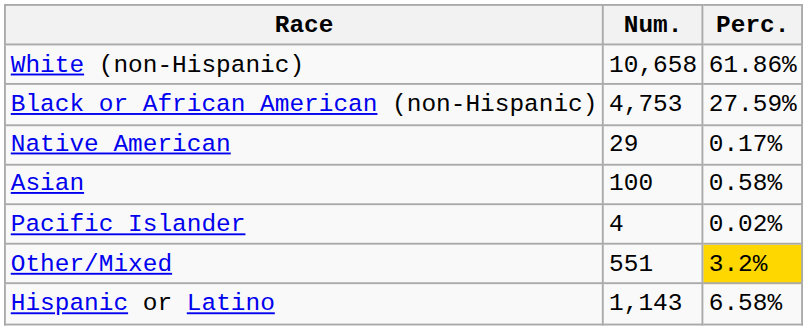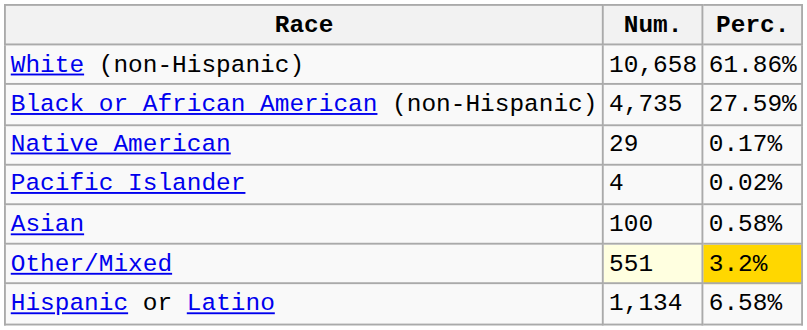(646, 105) 4,753 -> (646, 105) 4,735
rows swapped: (47, 184) <-> (128, 224)
(631, 264) no background -> (631, 264) lightyellow background
(646, 304) 1,143 -> (646, 304) 1,134
